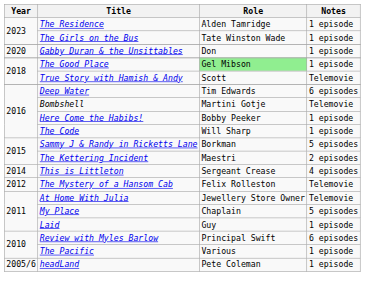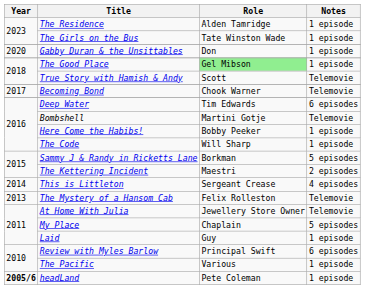+ row: (72, 91)
(16, 185) 2012 -> (16, 198) 2013
(21, 265) normal -> (21, 278) bold
